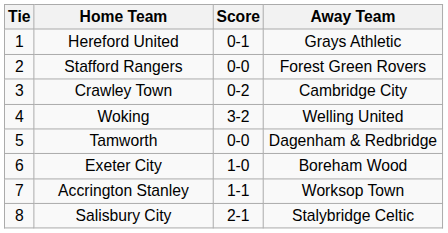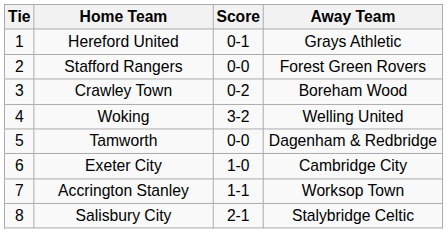(353, 91) Cambridge City -> (353, 91) Boreham Wood
(353, 166) Boreham Wood -> (353, 166) Cambridge City
